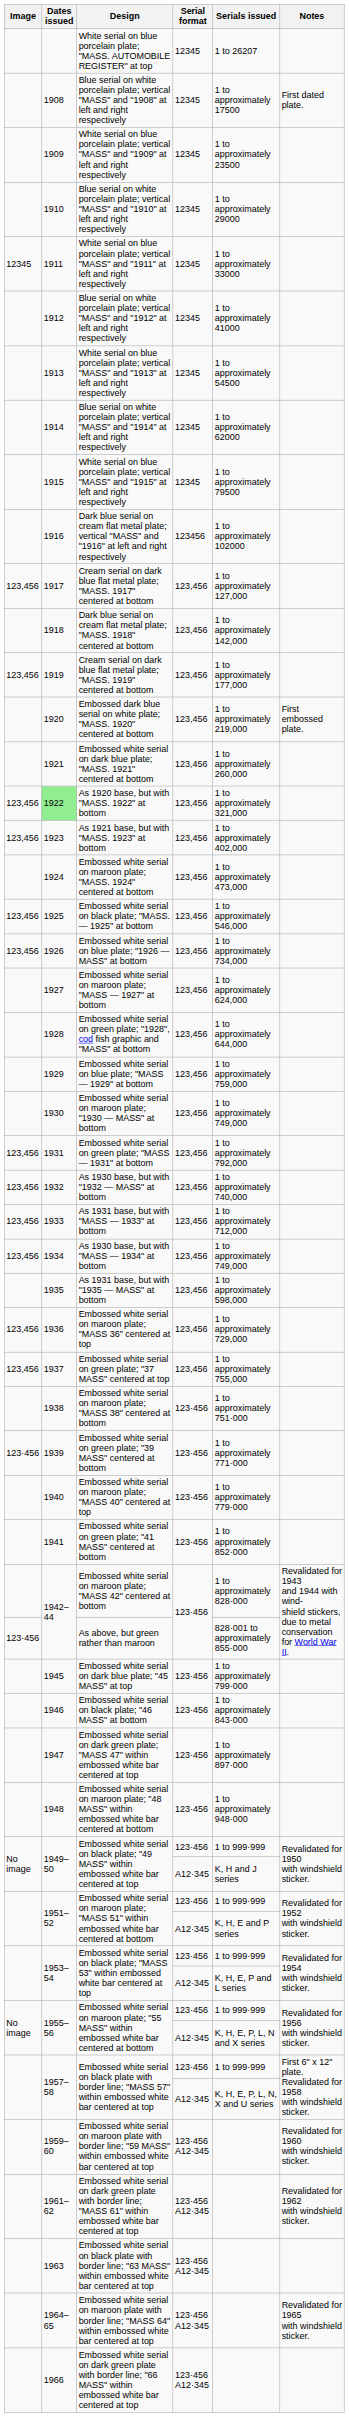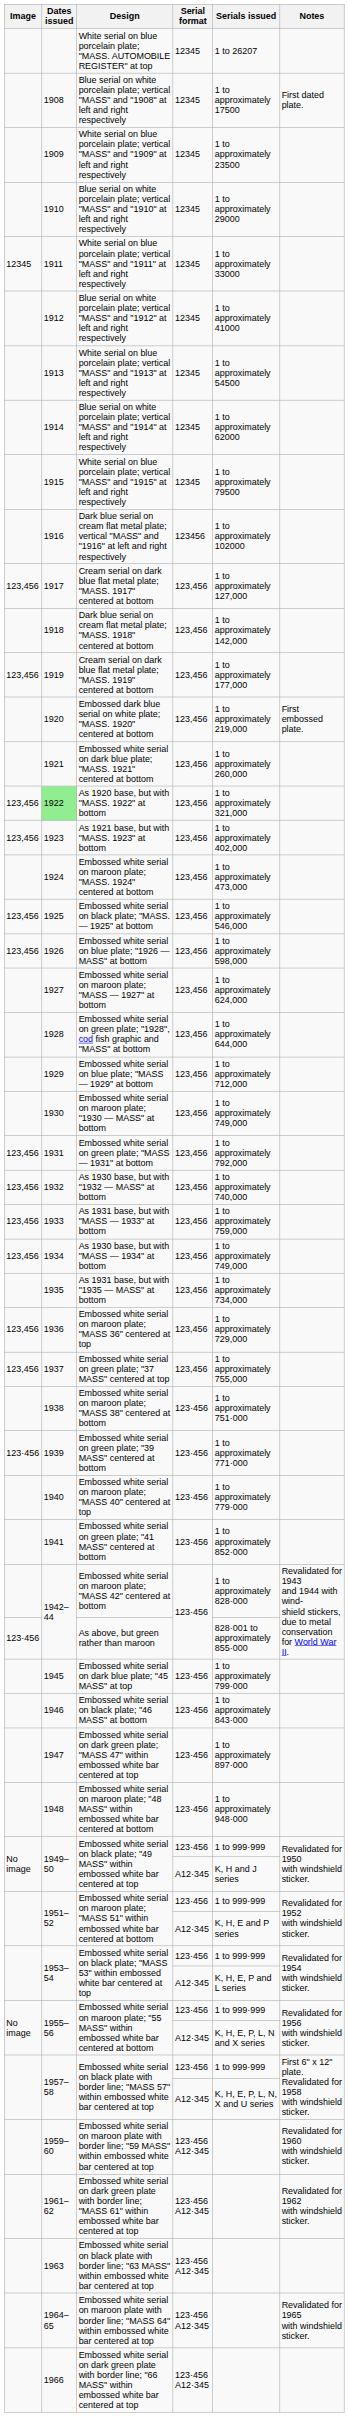(243, 951) 1 to approximately 734,000 -> (243, 951) 1 to approximately 598,000
(243, 1074) 1 to approximately 759,000 -> (243, 1074) 1 to approximately 712,000
(243, 1221) 1 to approximately 712,000 -> (243, 1221) 1 to approximately 759,000
(243, 1290) 1 to approximately 598,000 -> (243, 1290) 1 to approximately 734,000
